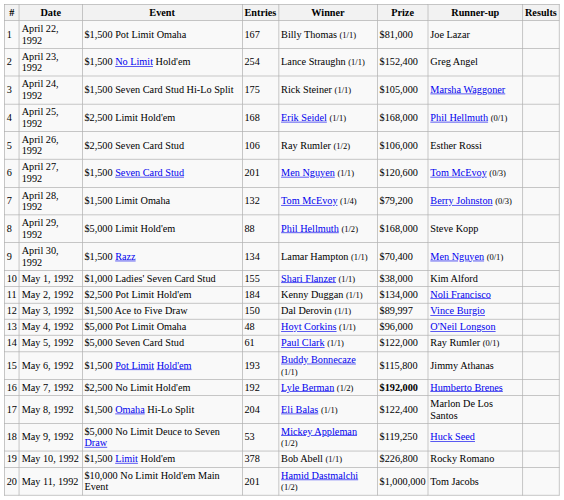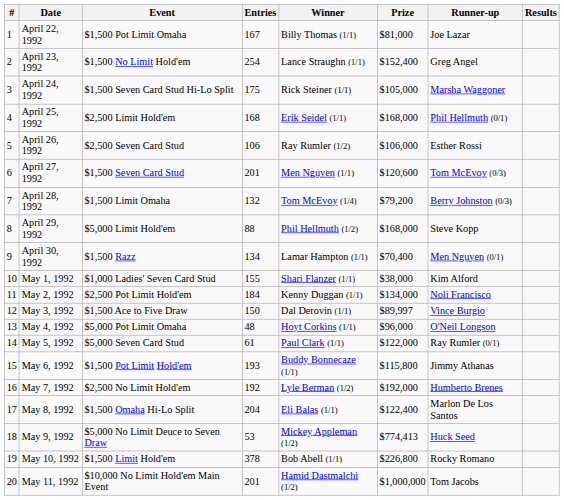(399, 387) bold -> (399, 387) normal
(399, 437) $119,250 -> (399, 437) $774,413
